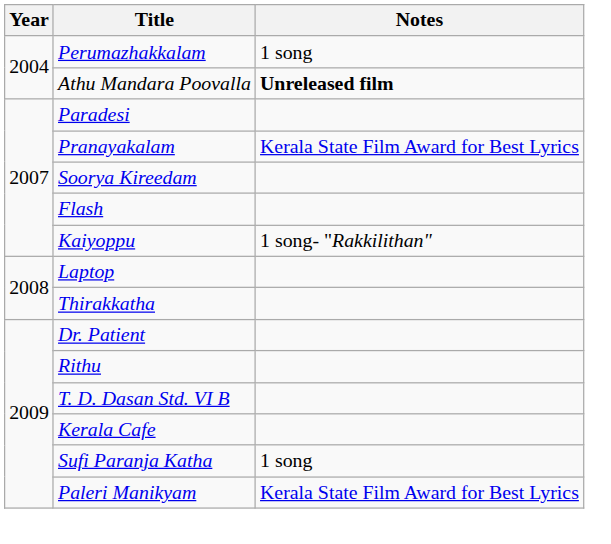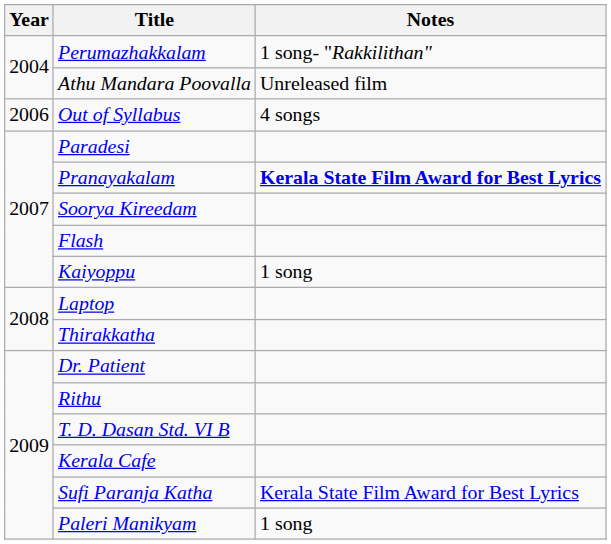(286, 51) 1 song -> (346, 51) 1 song- "Rakkilithan"
(327, 83) bold -> (324, 83) normal
+ row: (119, 114)
(419, 146) normal -> (430, 177) bold
(346, 240) 1 song- "Rakkilithan" -> (286, 271) 1 song
(286, 460) 1 song -> (419, 492) Kerala State Film Award for Best Lyrics
(419, 492) Kerala State Film Award for Best Lyrics -> (286, 523) 1 song
